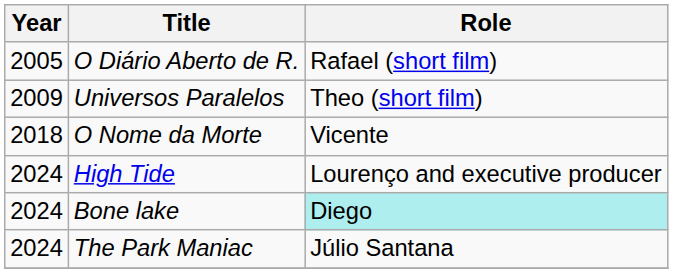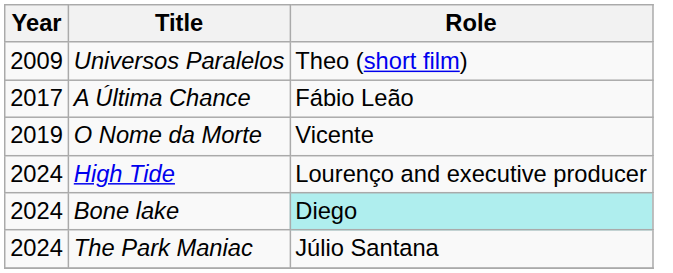- row: (187, 60)
+ row: (162, 98)
(37, 135) 2018 -> (37, 135) 2019
